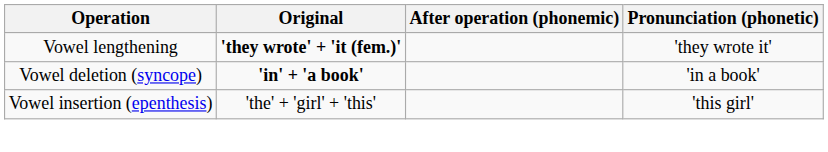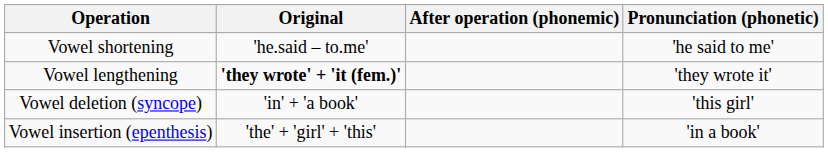+ row: (111, 47)
(311, 75) bold -> (311, 103) normal
(723, 75) 'in a book' -> (723, 103) 'this girl'
(723, 103) 'this girl' -> (723, 132) 'in a book'
